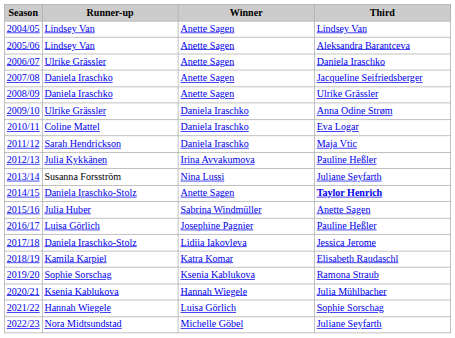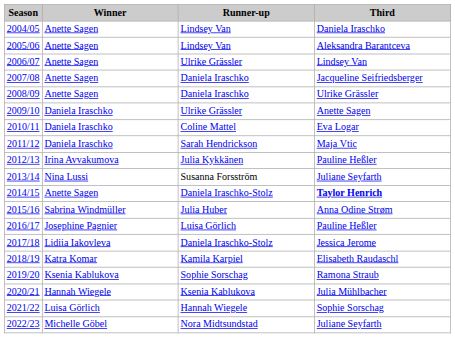columns swapped: (246, 12) <-> (110, 12)
(342, 28) Lindsey Van -> (351, 28) Daniela Iraschko
(351, 61) Daniela Iraschko -> (342, 61) Lindsey Van
(355, 111) Anna Odine Strøm -> (344, 111) Anette Sagen
(344, 209) Anette Sagen -> (355, 209) Anna Odine Strøm
